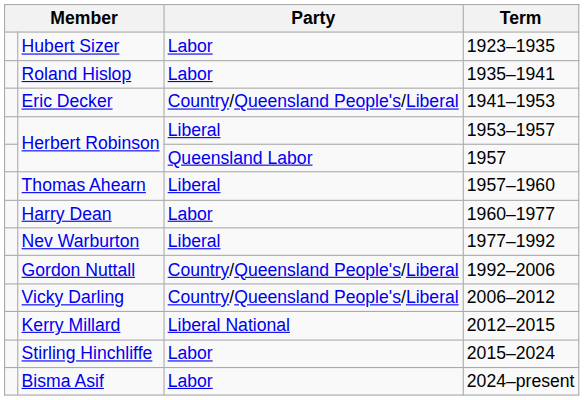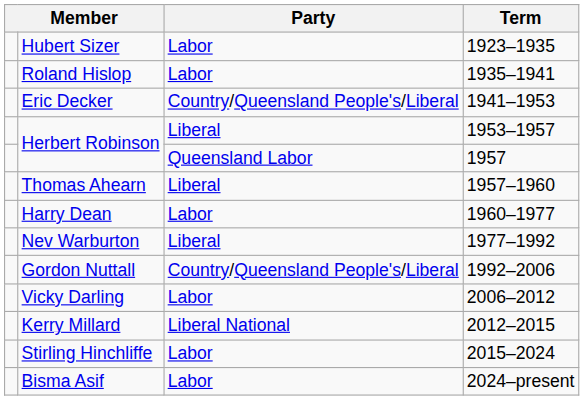(313, 297) Country/Queensland People's/Liberal -> (190, 297) Labor
